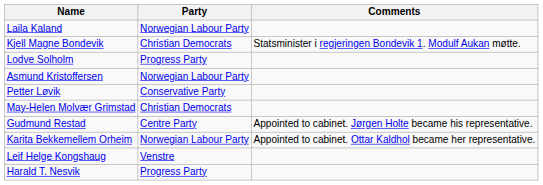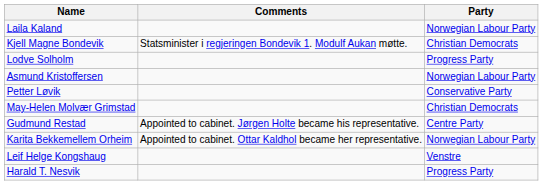columns swapped: (194, 12) <-> (394, 12)
